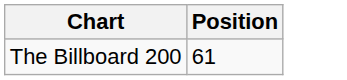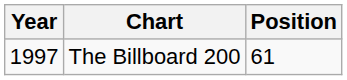+ column: (34, 21)
